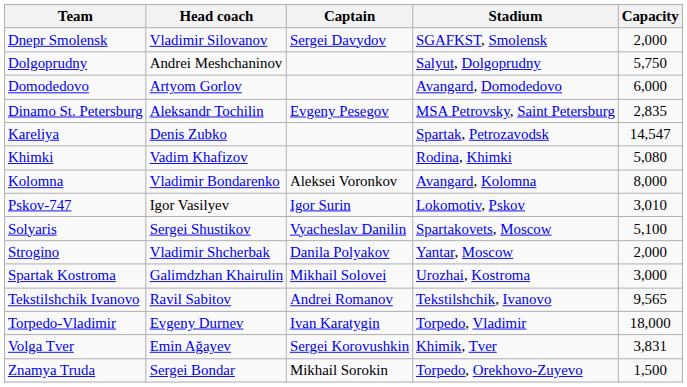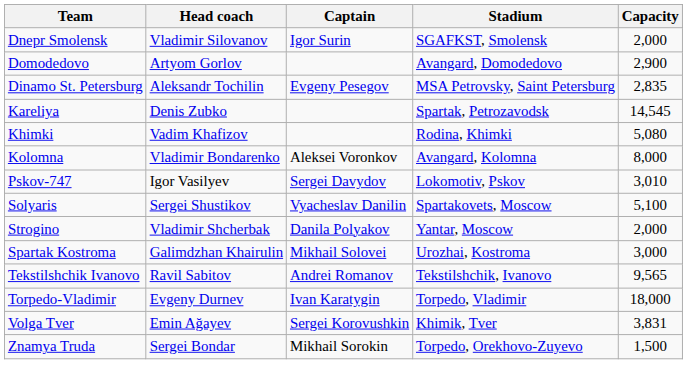(338, 39) Sergei Davydov -> (320, 39) Igor Surin
- row: (48, 63)
(650, 87) 6,000 -> (650, 63) 2,900
(650, 134) 14,547 -> (650, 110) 14,545
(320, 205) Igor Surin -> (338, 181) Sergei Davydov
